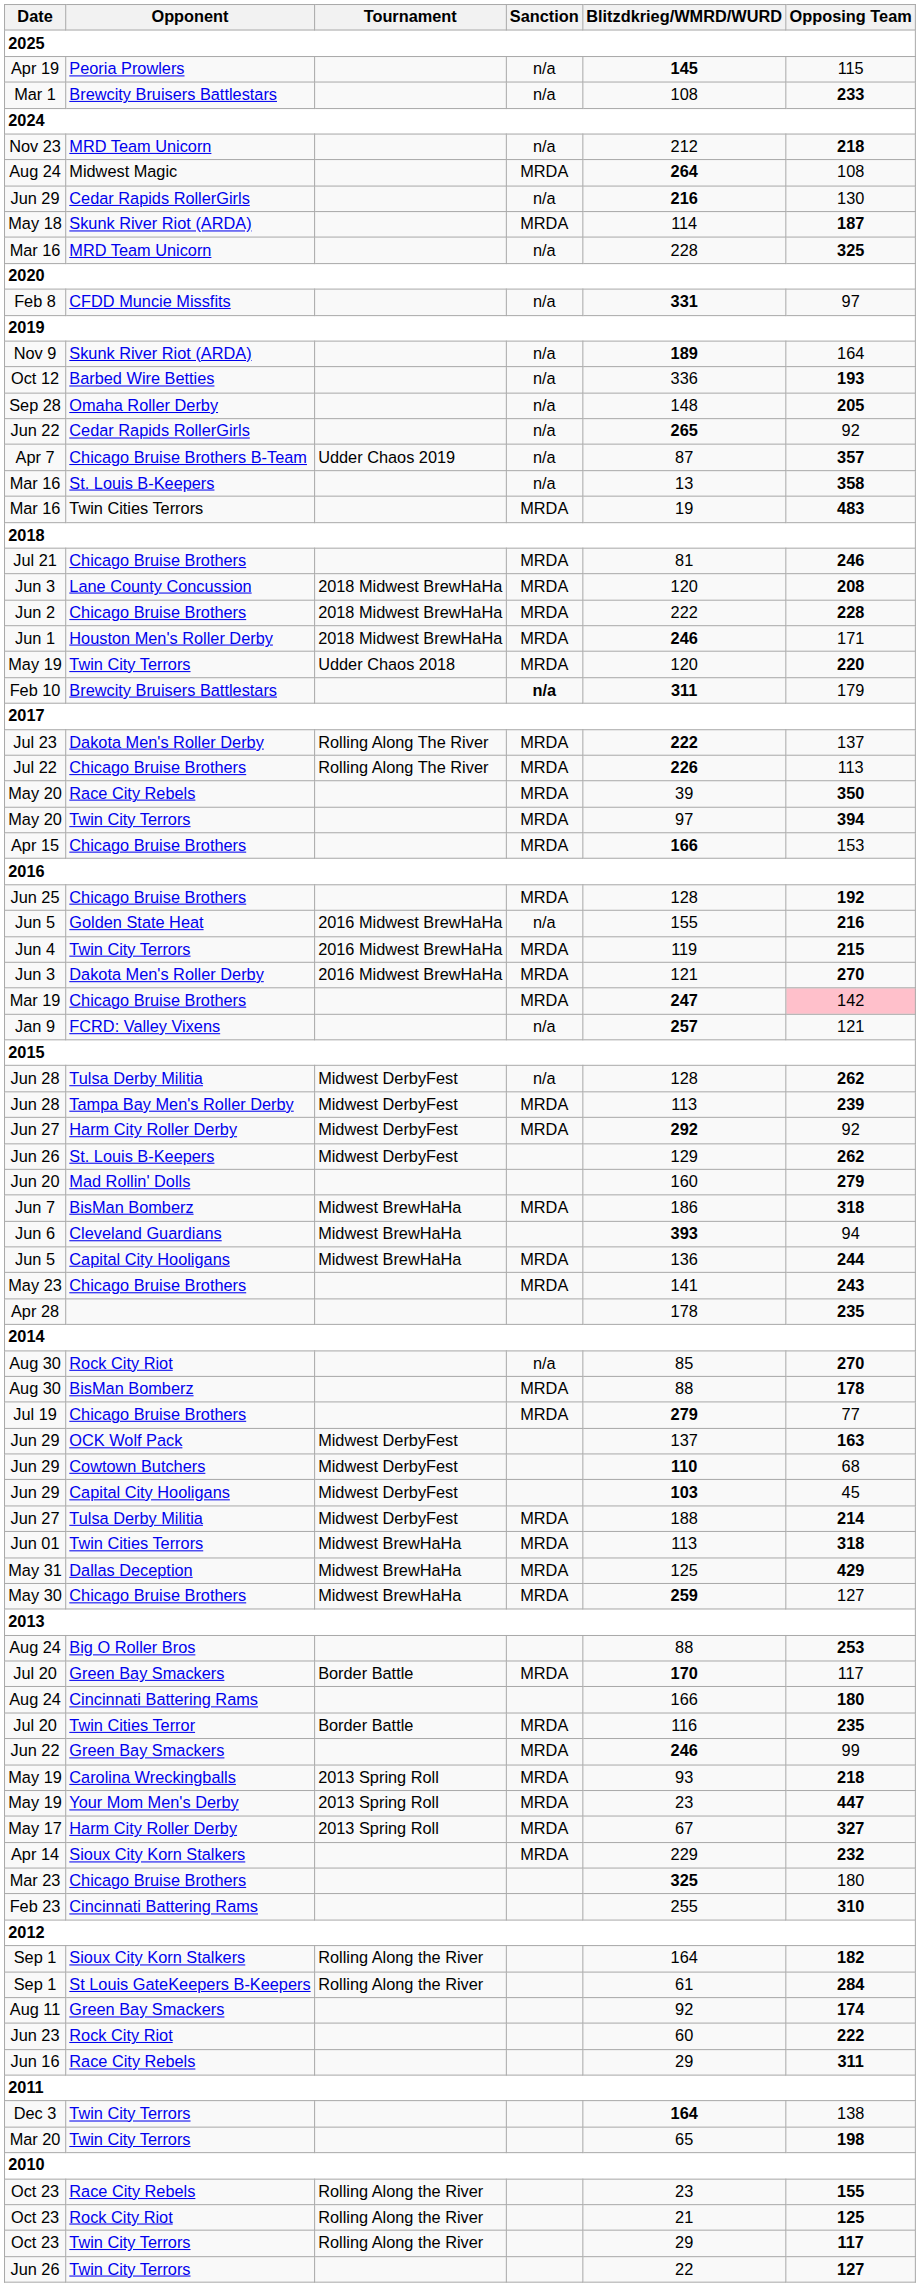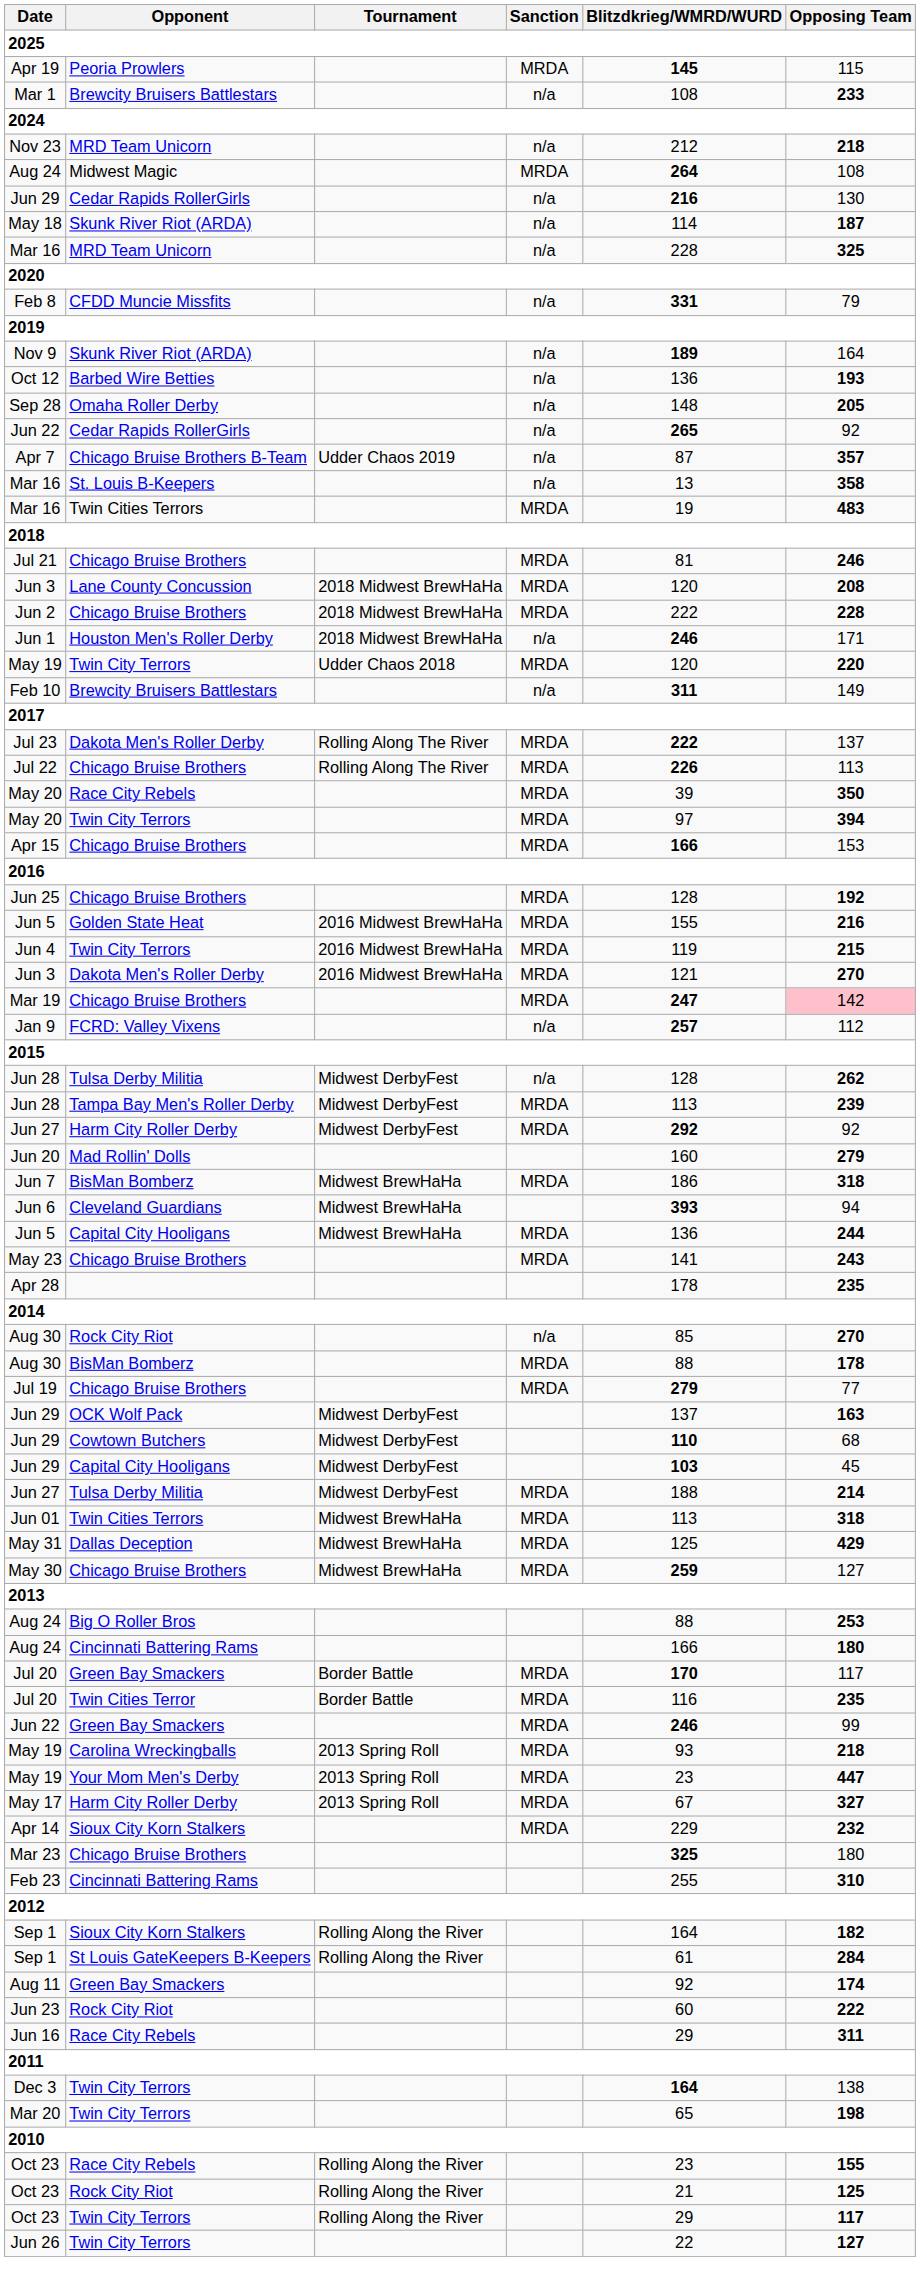(544, 69) n/a -> (544, 69) MRDA
(544, 224) MRDA -> (544, 224) n/a
(851, 302) 97 -> (851, 302) 79
(684, 379) 336 -> (684, 379) 136
(544, 638) MRDA -> (544, 638) n/a
(544, 690) bold -> (544, 690) normal
(851, 690) 179 -> (851, 690) 149
(544, 923) n/a -> (544, 923) MRDA
(851, 1026) 121 -> (851, 1026) 112
- row: (35, 1156)
rows swapped: (35, 1699) <-> (35, 1673)
